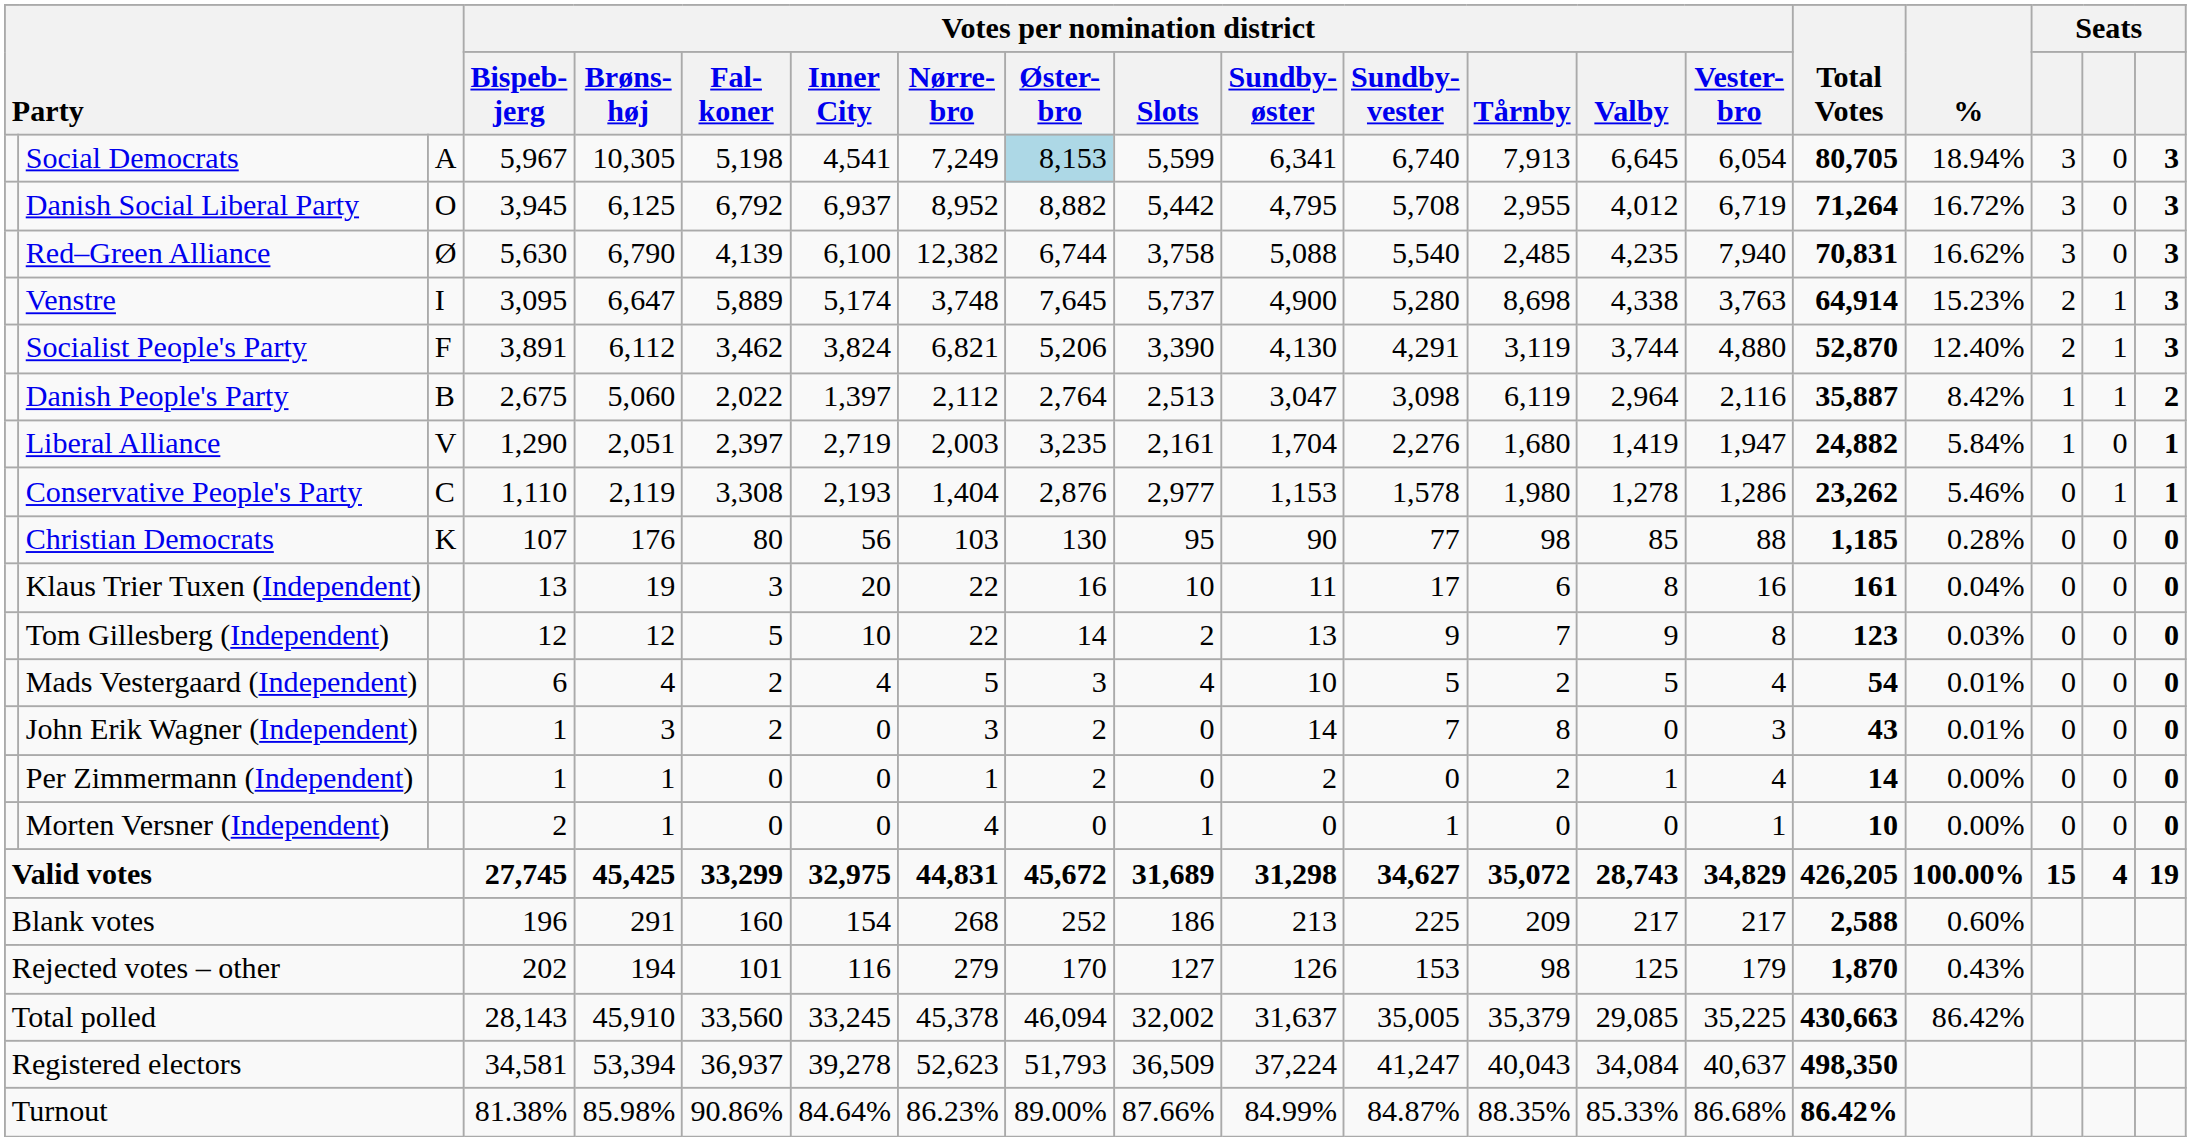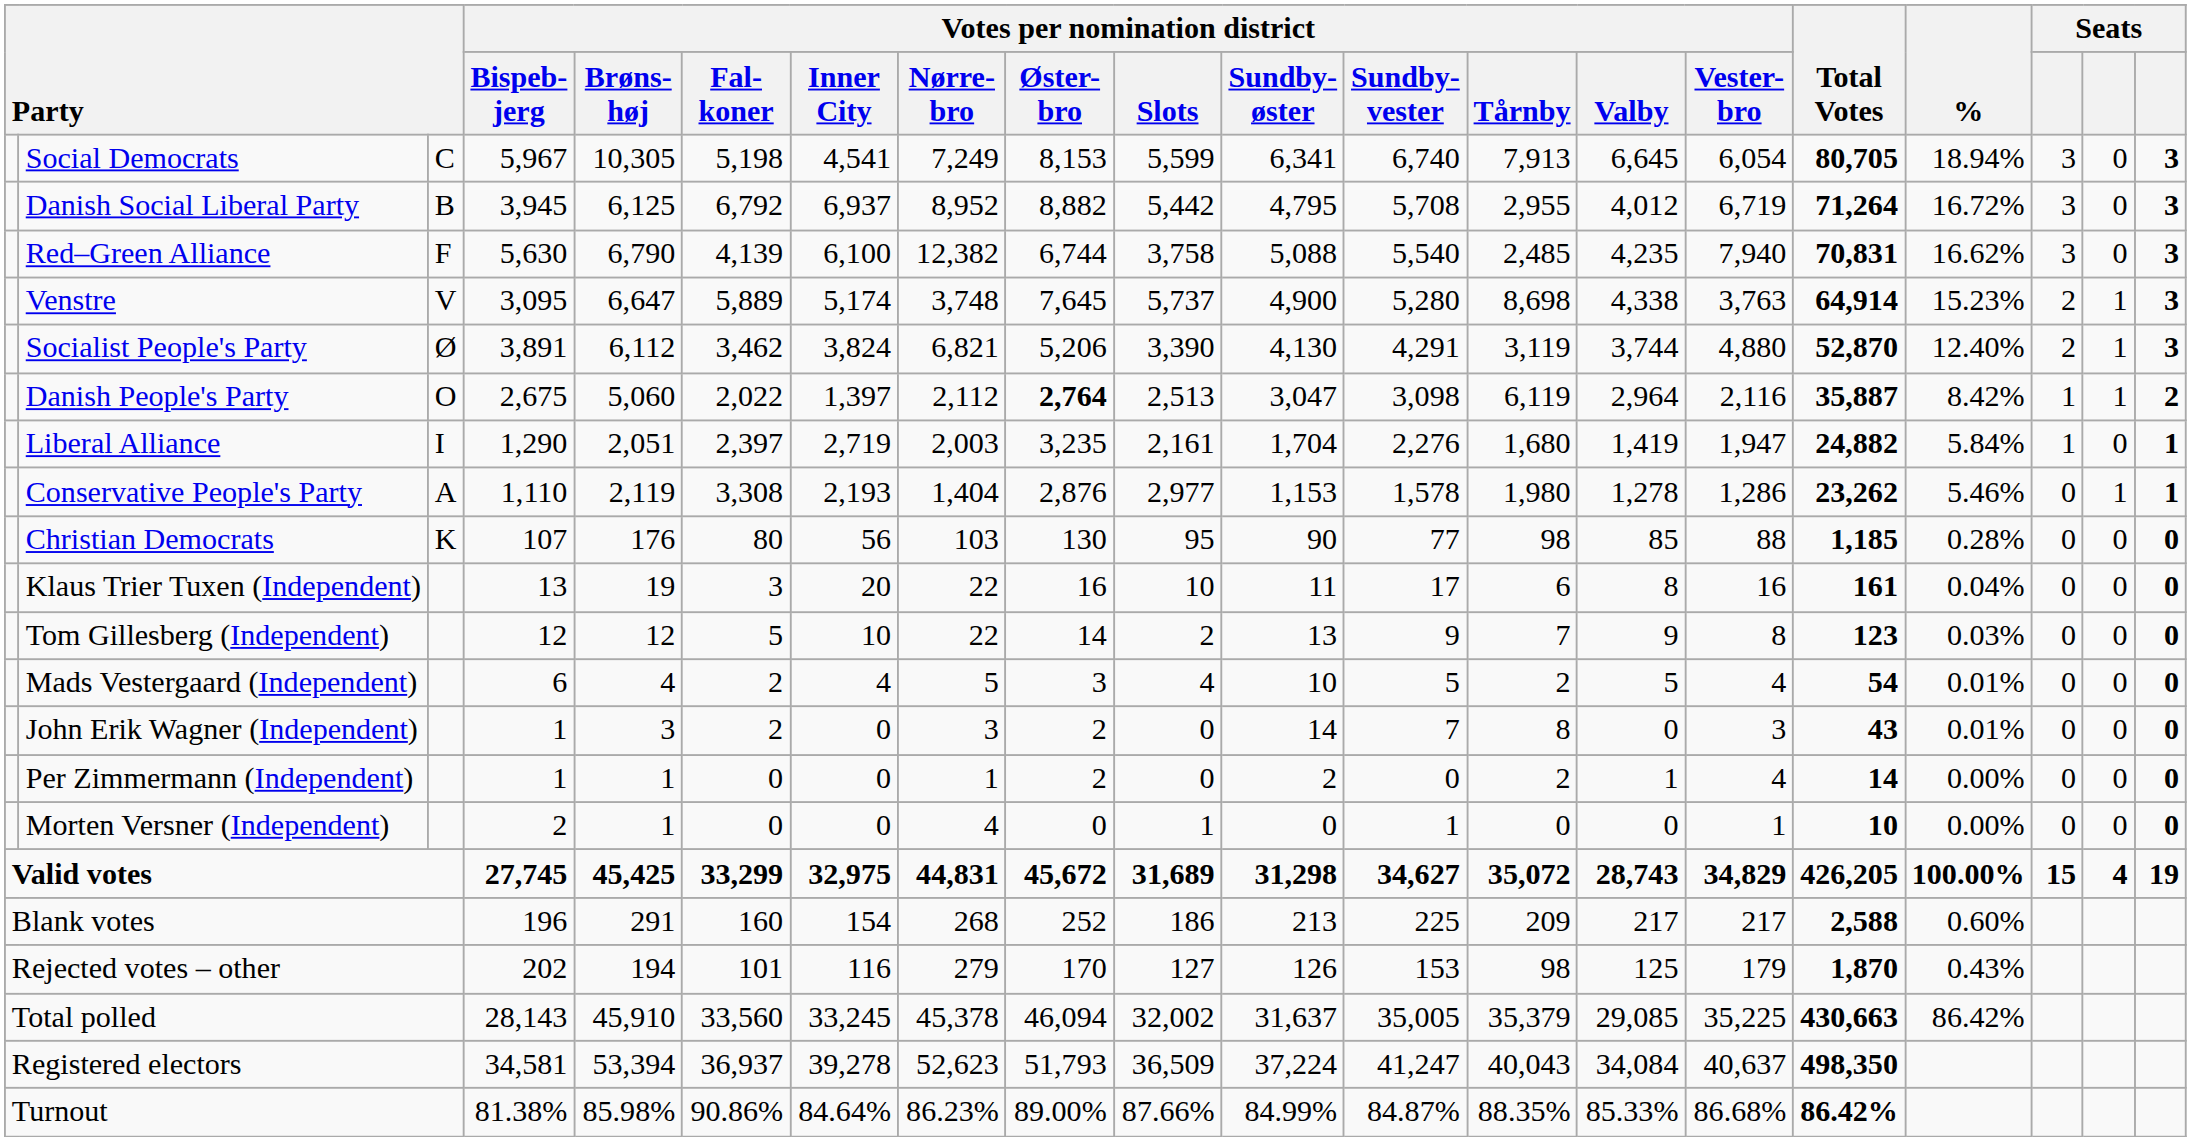(446, 157) A -> (445, 157) C
(1073, 157) lightblue background -> (1073, 157) no background
(446, 205) O -> (445, 205) B
(446, 253) Ø -> (443, 253) F
(440, 300) I -> (446, 300) V
(443, 348) F -> (446, 348) Ø
(445, 396) B -> (446, 396) O
(1073, 396) normal -> (1073, 396) bold
(446, 443) V -> (440, 443) I
(445, 491) C -> (446, 491) A
